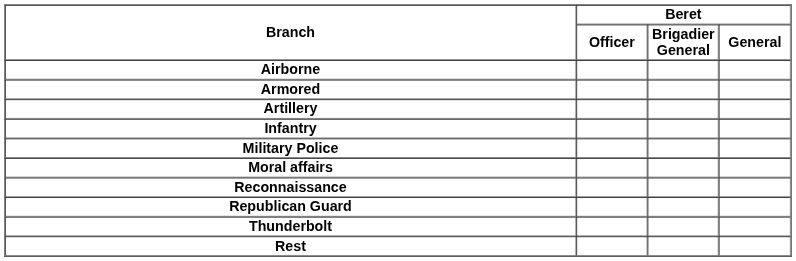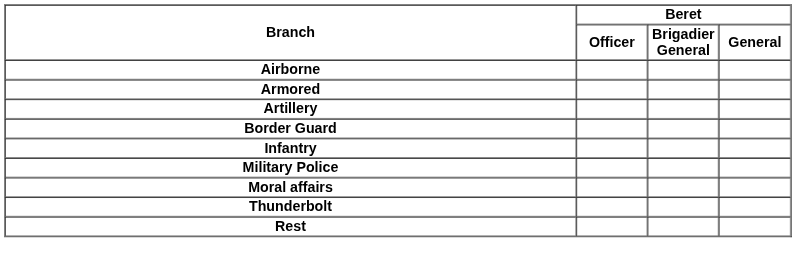+ row: (290, 128)
- row: (290, 187)
- row: (290, 206)
